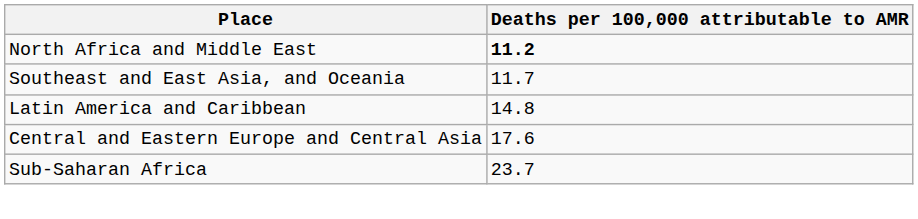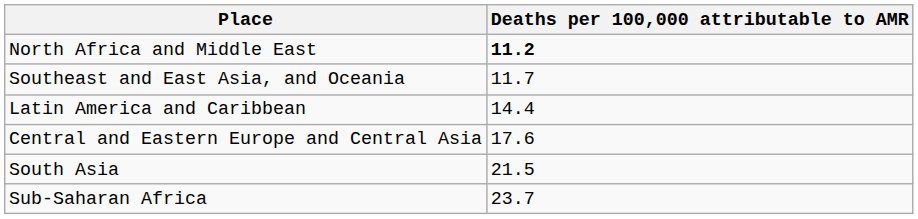(513, 109) 14.8 -> (513, 109) 14.4
+ row: (64, 169)
